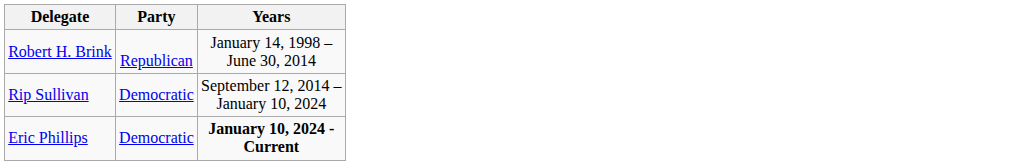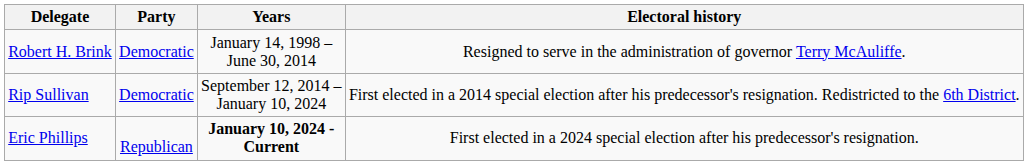+ column: (684, 17)
(156, 60) Republican -> (156, 51) Democratic
(156, 138) Democratic -> (156, 147) Republican
